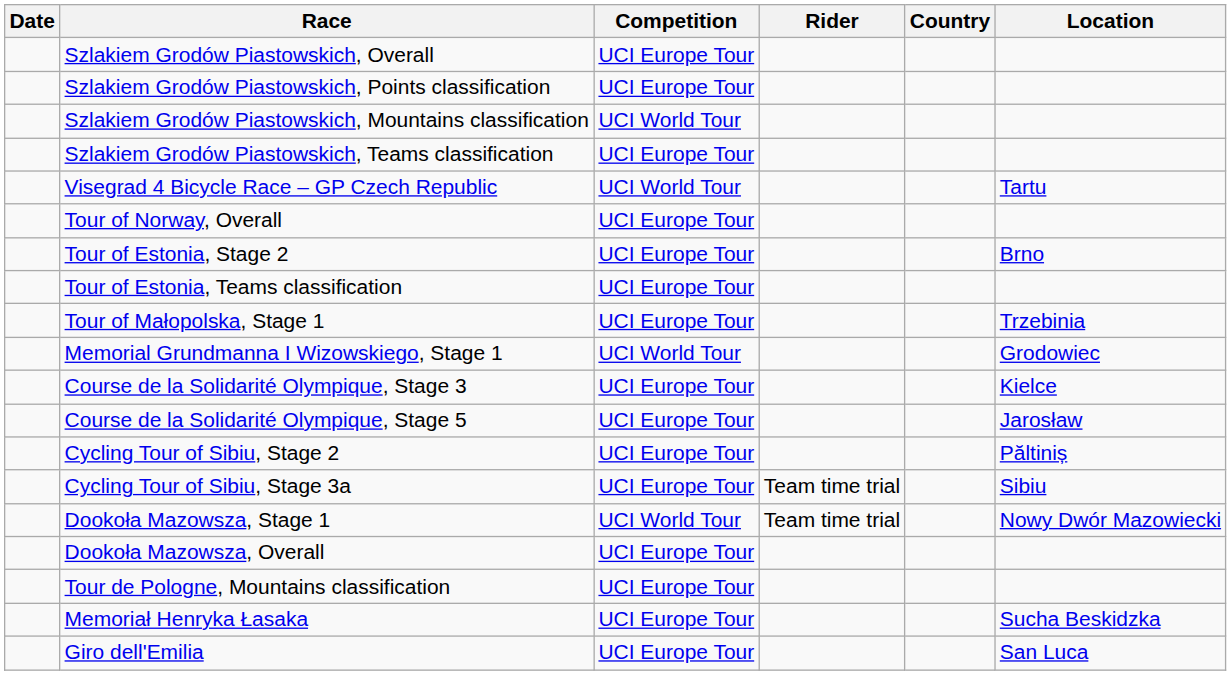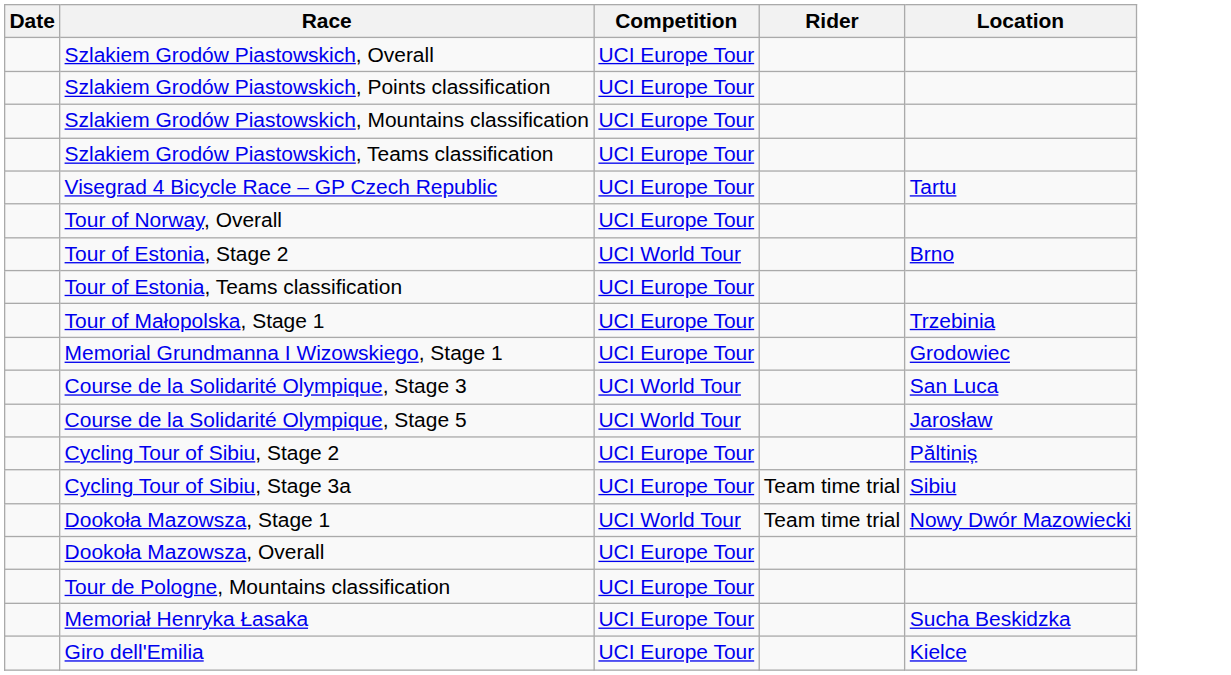- column: (950, 21)
(670, 120) UCI World Tour -> (676, 120) UCI Europe Tour
(670, 187) UCI World Tour -> (676, 187) UCI Europe Tour
(676, 253) UCI Europe Tour -> (670, 253) UCI World Tour
(670, 353) UCI World Tour -> (676, 353) UCI Europe Tour
(676, 386) UCI Europe Tour -> (670, 386) UCI World Tour
(1028, 386) Kielce -> (954, 386) San Luca
(676, 420) UCI Europe Tour -> (670, 420) UCI World Tour
(1044, 652) San Luca -> (938, 652) Kielce
